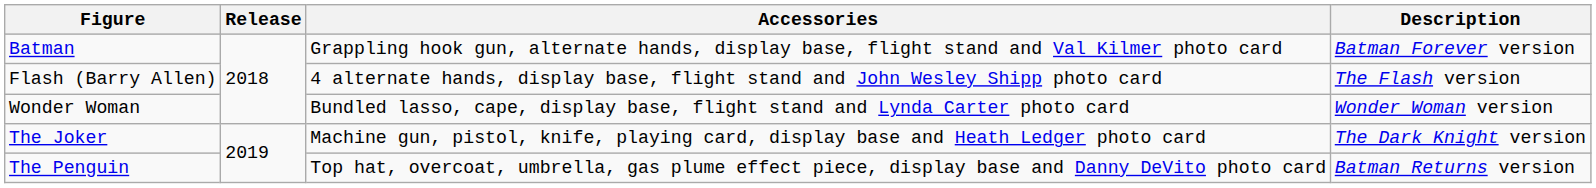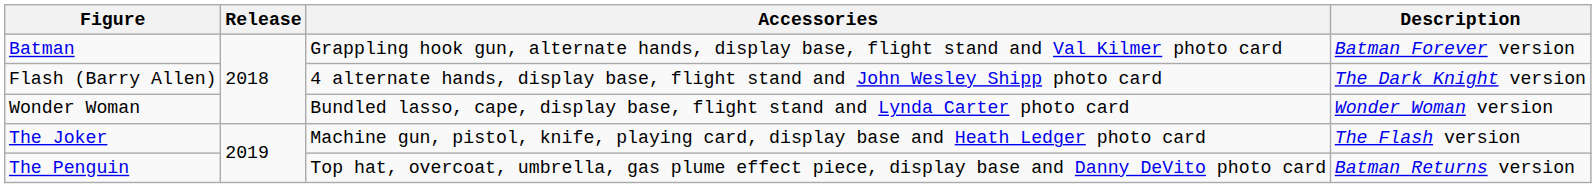(1428, 79) The Flash version -> (1460, 79) The Dark Knight version
(1460, 138) The Dark Knight version -> (1428, 138) The Flash version
